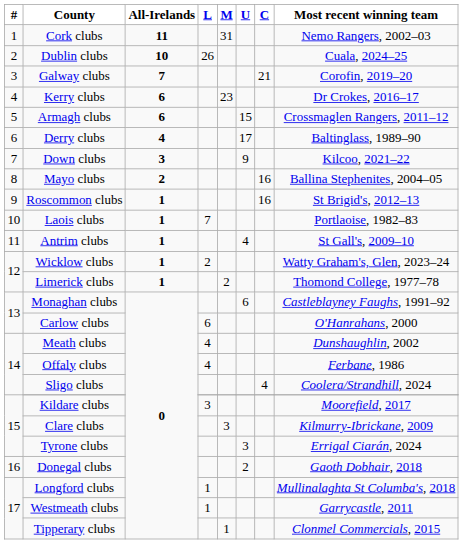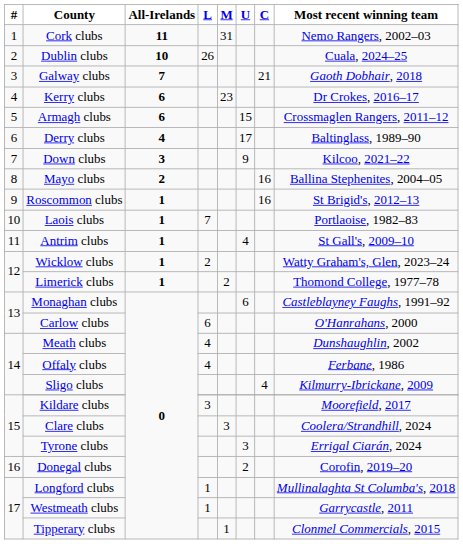(366, 76) Corofin, 2019–20 -> (366, 76) Gaoth Dobhair, 2018
(366, 384) Coolera/Strandhill, 2024 -> (366, 384) Kilmurry-Ibrickane, 2009
(366, 425) Kilmurry-Ibrickane, 2009 -> (366, 425) Coolera/Strandhill, 2024
(366, 466) Gaoth Dobhair, 2018 -> (366, 466) Corofin, 2019–20
